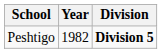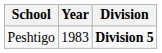(75, 37) 1982 -> (75, 37) 1983
